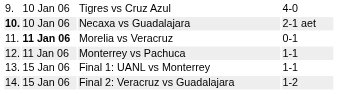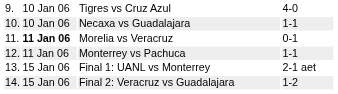(12, 23) bold -> (12, 23) normal
(299, 23) 2-1 aet -> (290, 23) 1-1
(290, 68) 1-1 -> (299, 68) 2-1 aet
